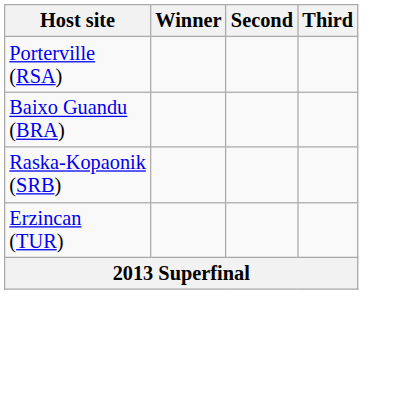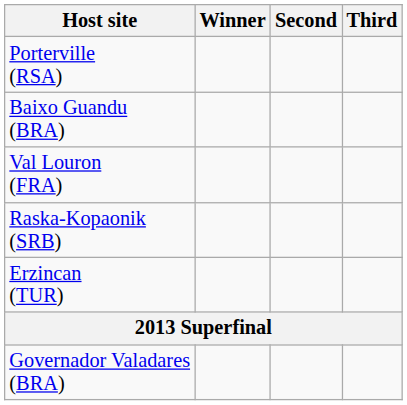+ row: (55, 174)
+ row: (100, 371)
